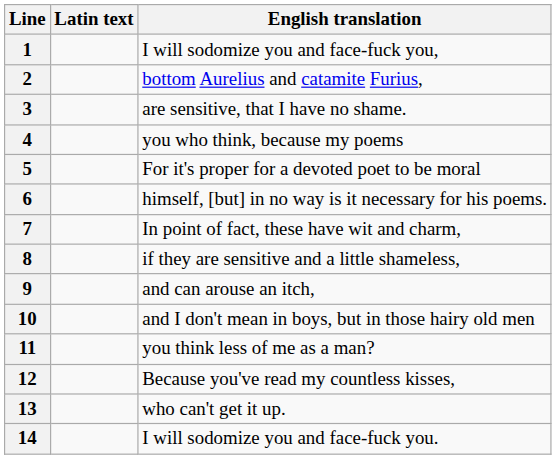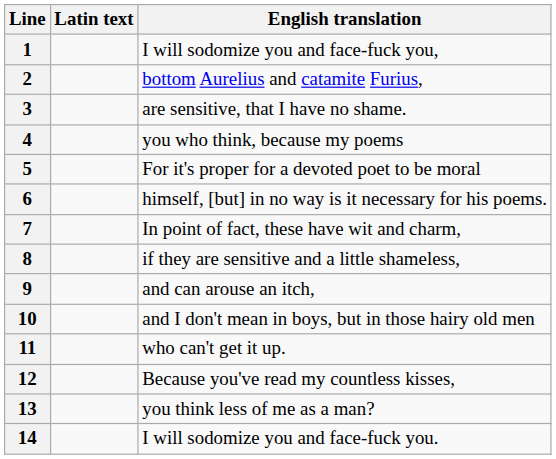(258, 348) you think less of me as a man? -> (214, 348) who can't get it up.
(214, 408) who can't get it up. -> (258, 408) you think less of me as a man?
